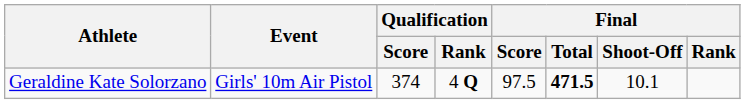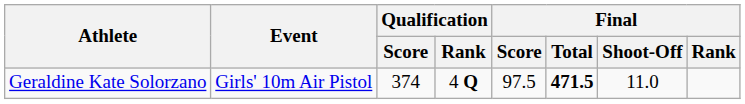(642, 83) 10.1 -> (642, 83) 11.0
